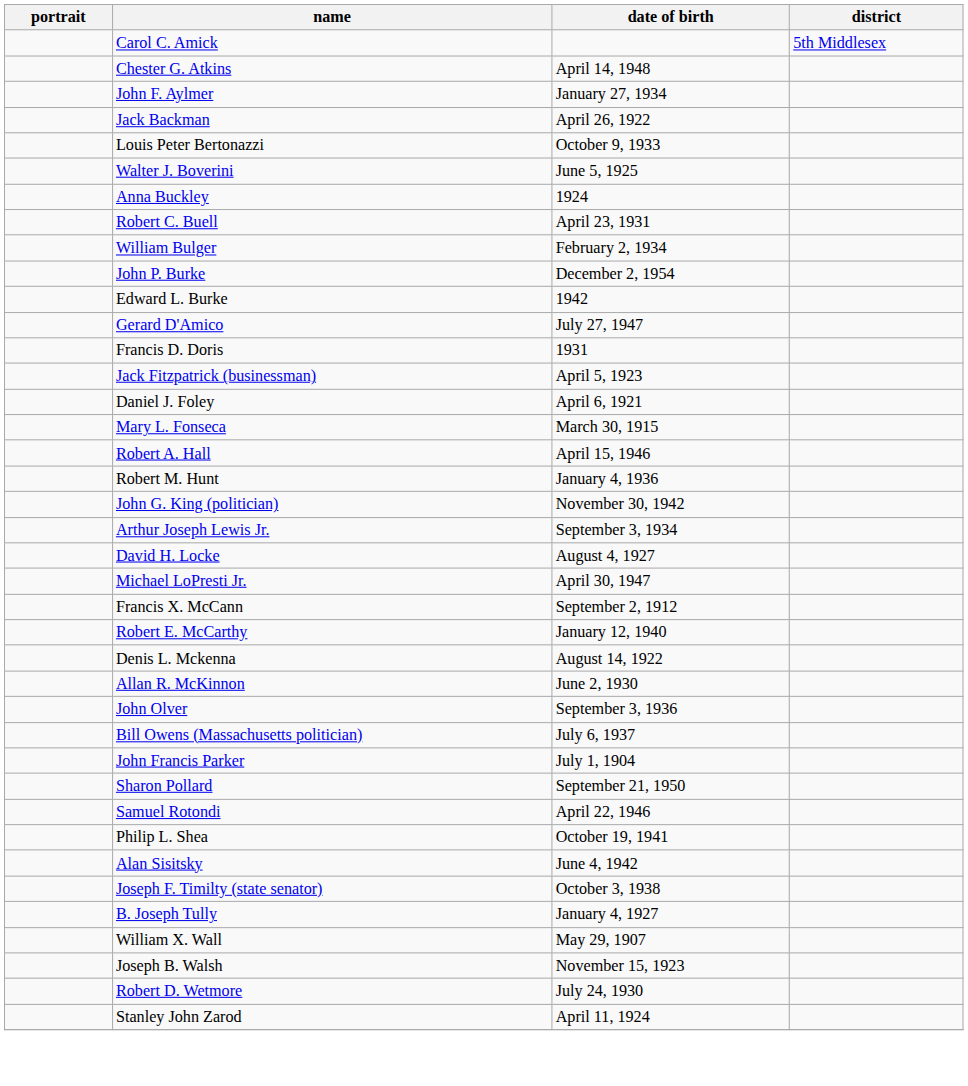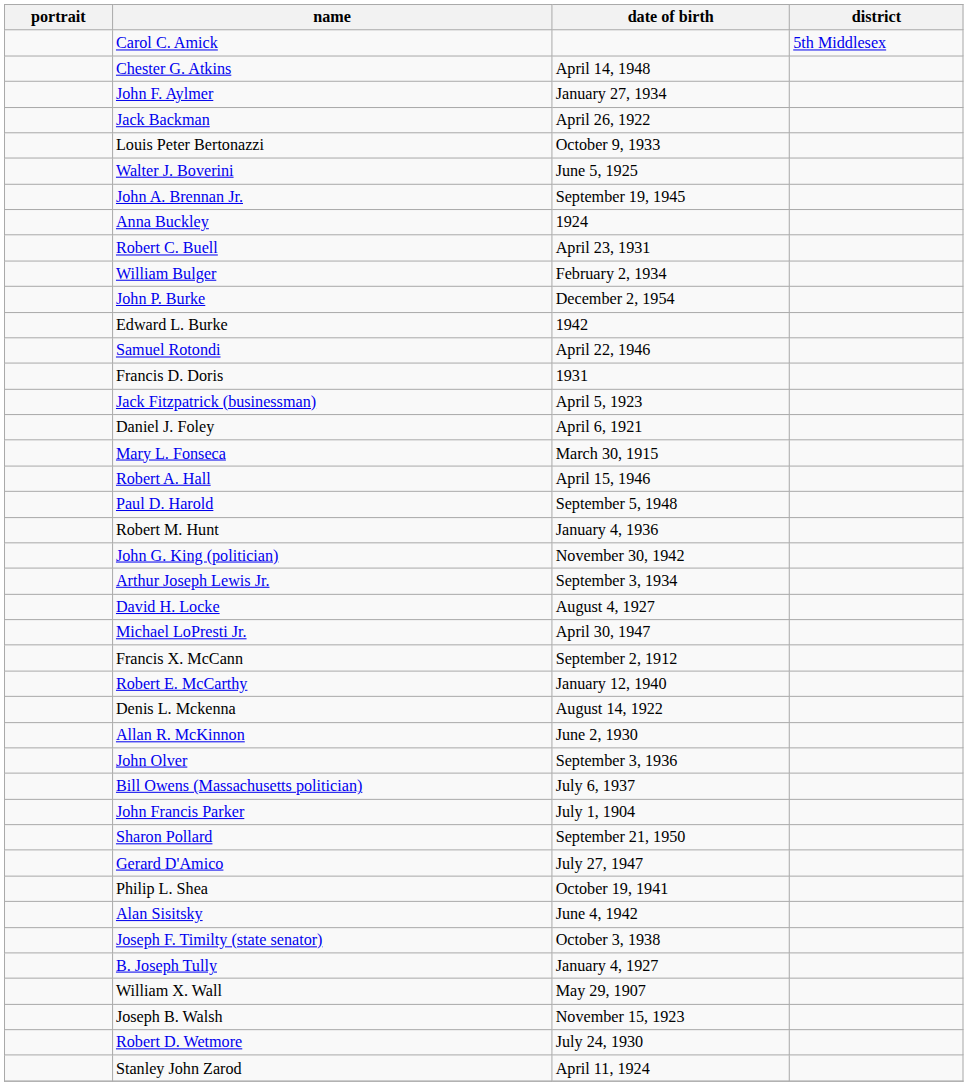+ row: (179, 196)
rows swapped: (170, 324) <-> (168, 811)
+ row: (165, 504)
